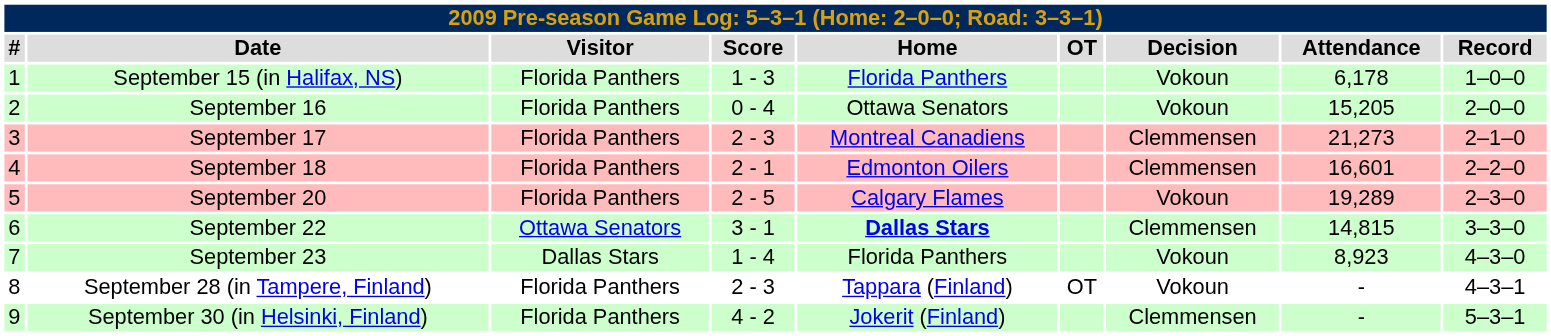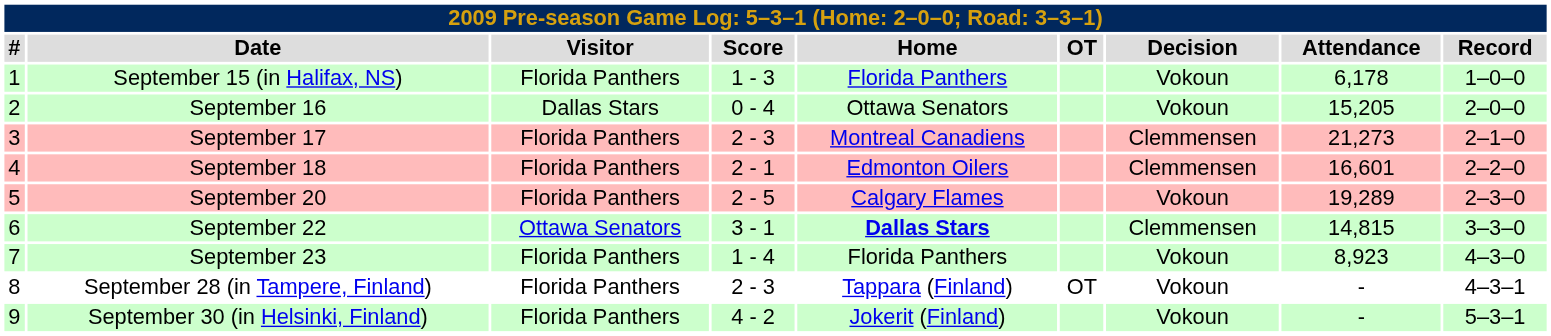(600, 107) Florida Panthers -> (600, 107) Dallas Stars
(600, 257) Dallas Stars -> (600, 257) Florida Panthers
(1193, 317) Clemmensen -> (1193, 317) Vokoun
